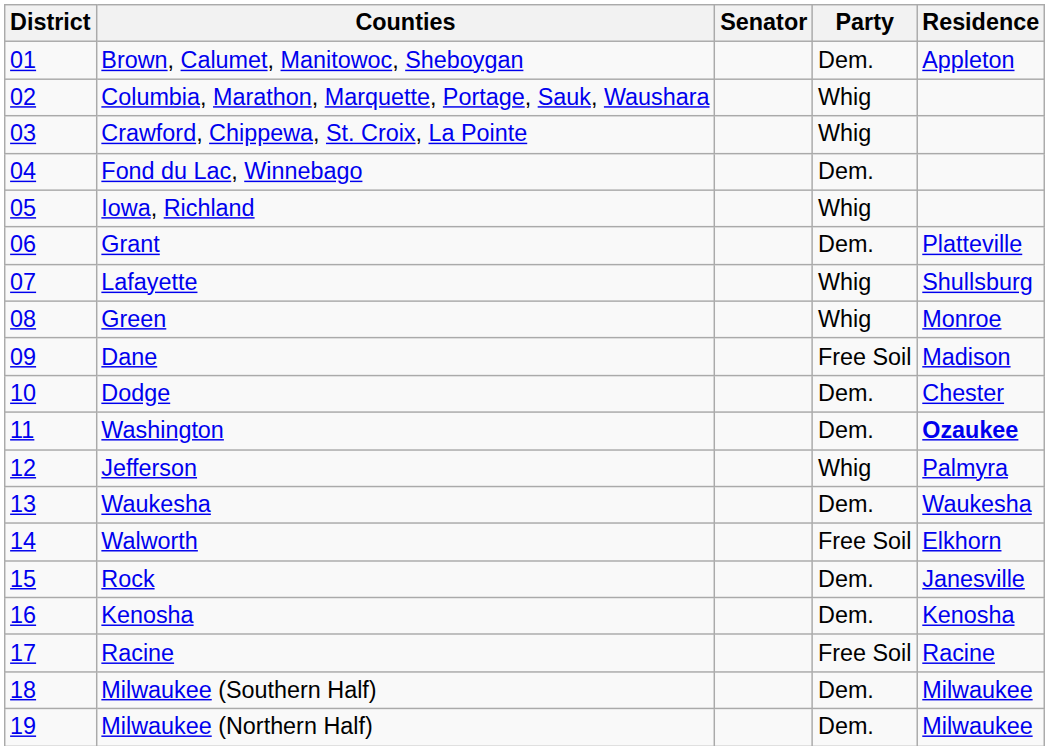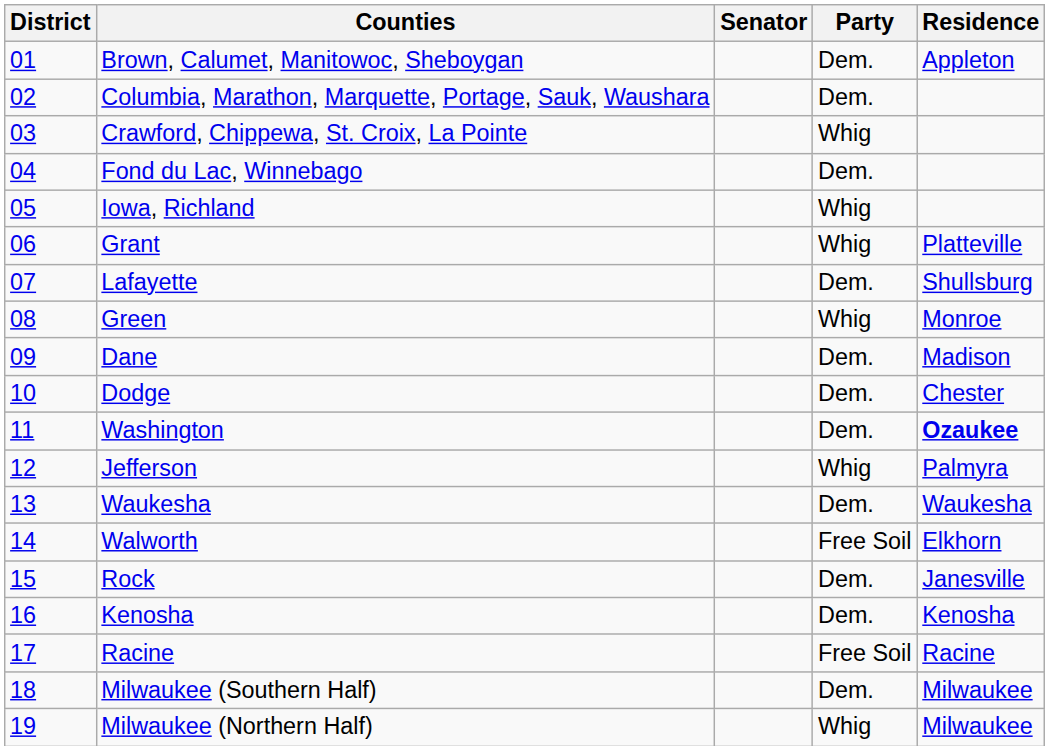(845, 97) Whig -> (846, 97) Dem.
(846, 245) Dem. -> (845, 245) Whig
(845, 282) Whig -> (846, 282) Dem.
(865, 356) Free Soil -> (846, 356) Dem.
(846, 726) Dem. -> (845, 726) Whig
